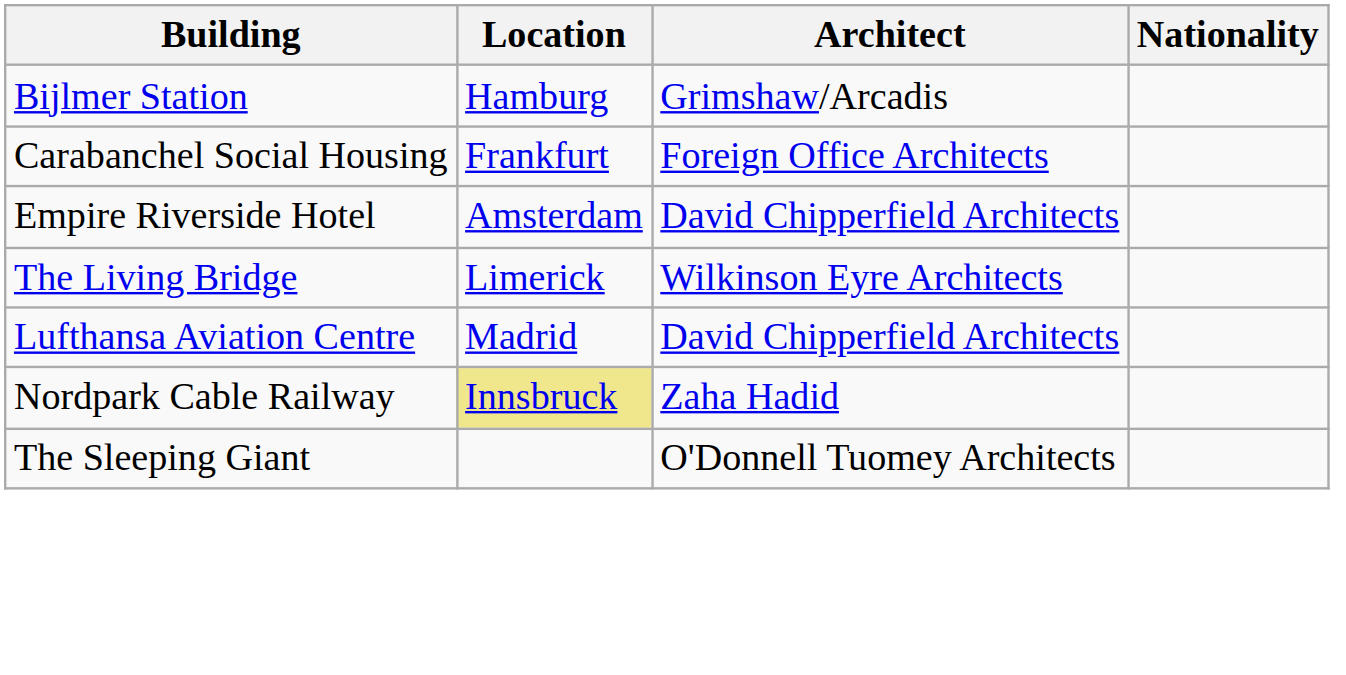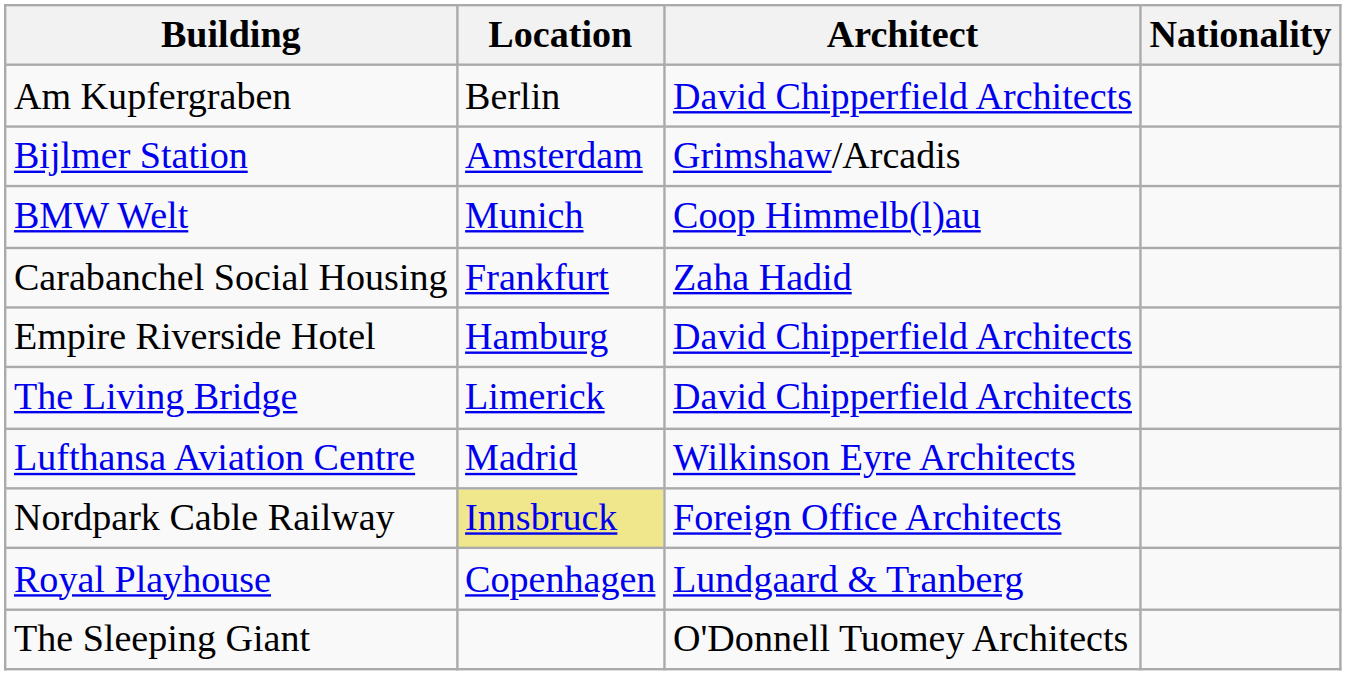+ row: (153, 95)
(537, 95) Hamburg -> (554, 155) Amsterdam
+ row: (101, 215)
(855, 155) Foreign Office Architects -> (762, 276) Zaha Hadid
(554, 215) Amsterdam -> (537, 336) Hamburg
(862, 276) Wilkinson Eyre Architects -> (902, 397) David Chipperfield Architects
(890, 336) David Chipperfield Architects -> (874, 457) Wilkinson Eyre Architects
(750, 397) Zaha Hadid -> (867, 517) Foreign Office Architects
+ row: (142, 578)
